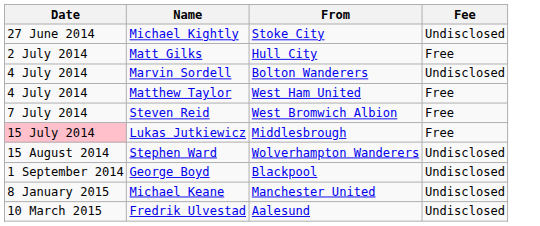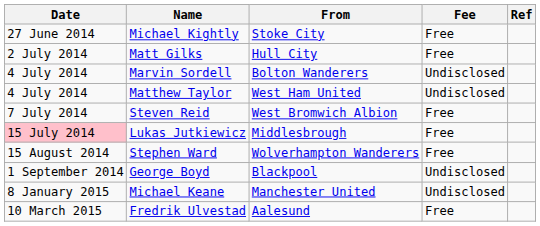+ column: (522, 14)
(465, 34) Undisclosed -> (440, 34) Free
(440, 93) Free -> (465, 93) Undisclosed
(465, 152) Undisclosed -> (440, 152) Free
(465, 211) Undisclosed -> (440, 211) Free
